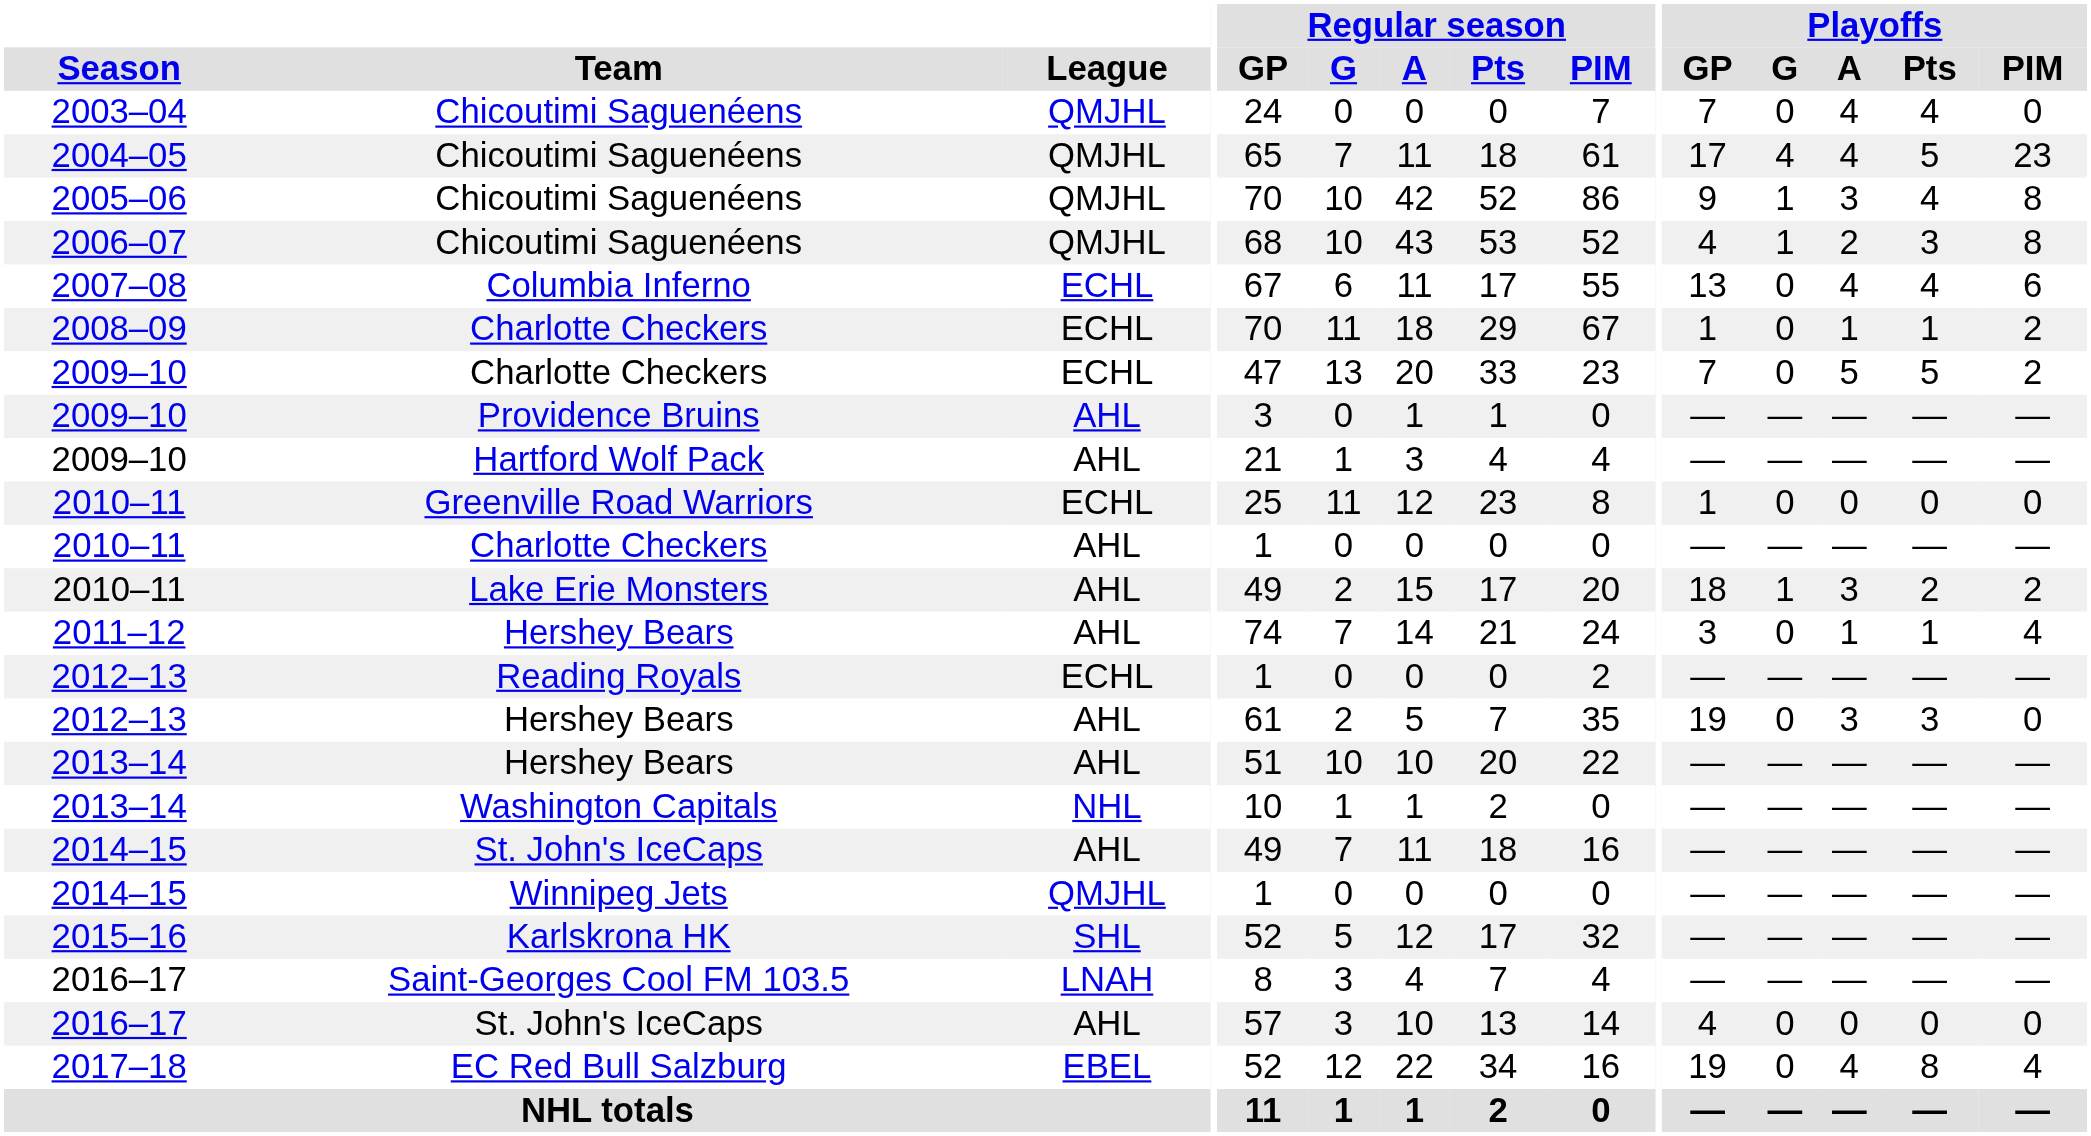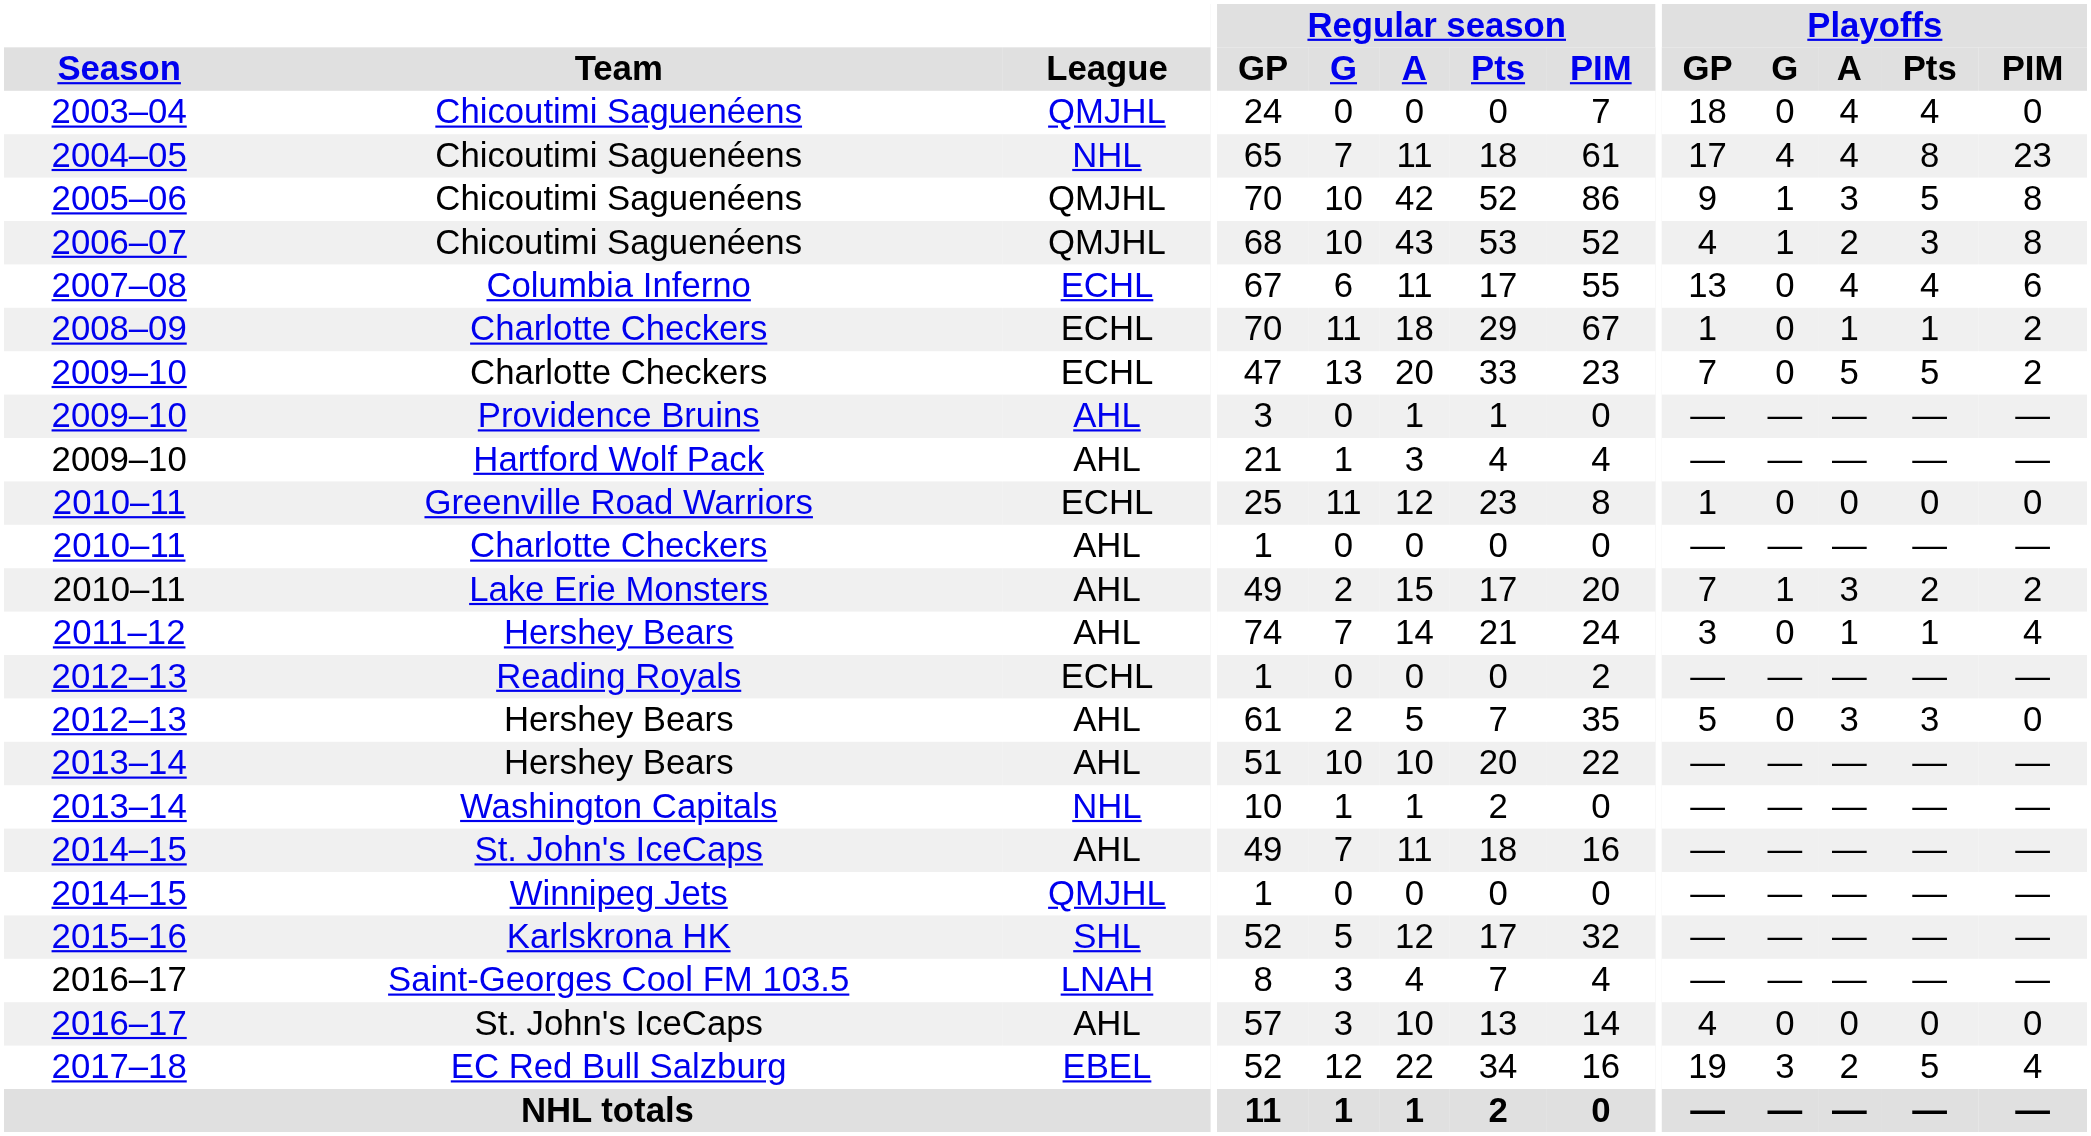(1708, 111) 7 -> (1708, 111) 18
(1107, 155) QMJHL -> (1107, 155) NHL
(1930, 155) 5 -> (1930, 155) 8
(1930, 198) 4 -> (1930, 198) 5
(1708, 589) 18 -> (1708, 589) 7
(1708, 719) 19 -> (1708, 719) 5
(1785, 1066) 0 -> (1785, 1066) 3
(1849, 1066) 4 -> (1849, 1066) 2
(1930, 1066) 8 -> (1930, 1066) 5
